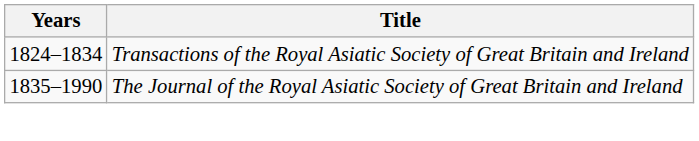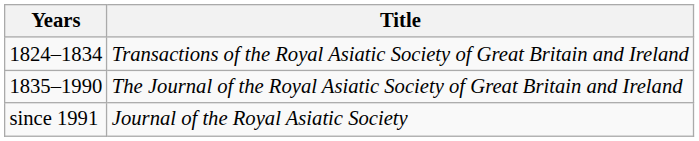+ row: (260, 119)
